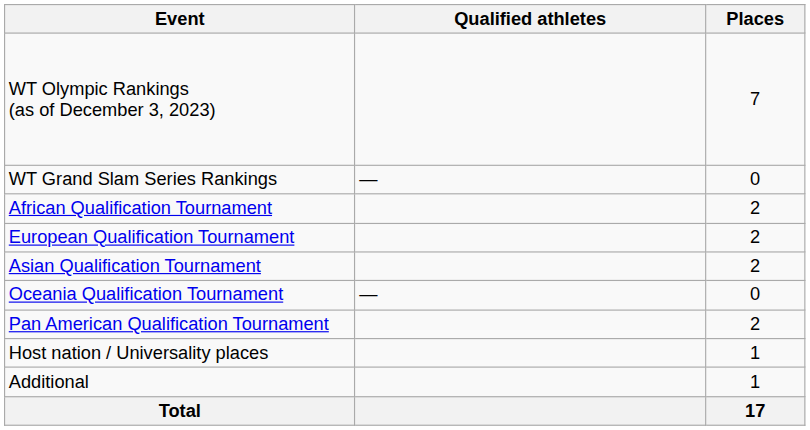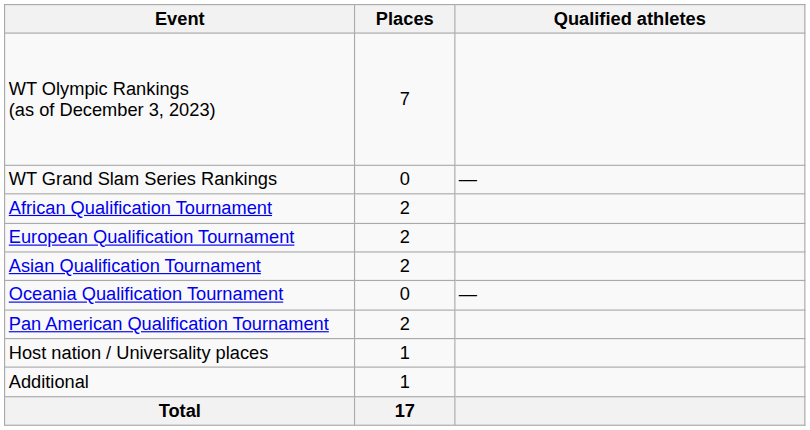columns swapped: (755, 18) <-> (530, 18)
